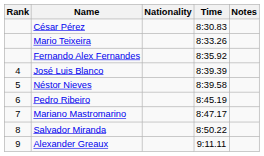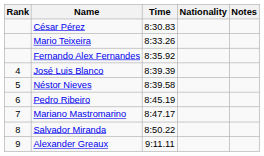columns swapped: (168, 12) <-> (211, 12)
